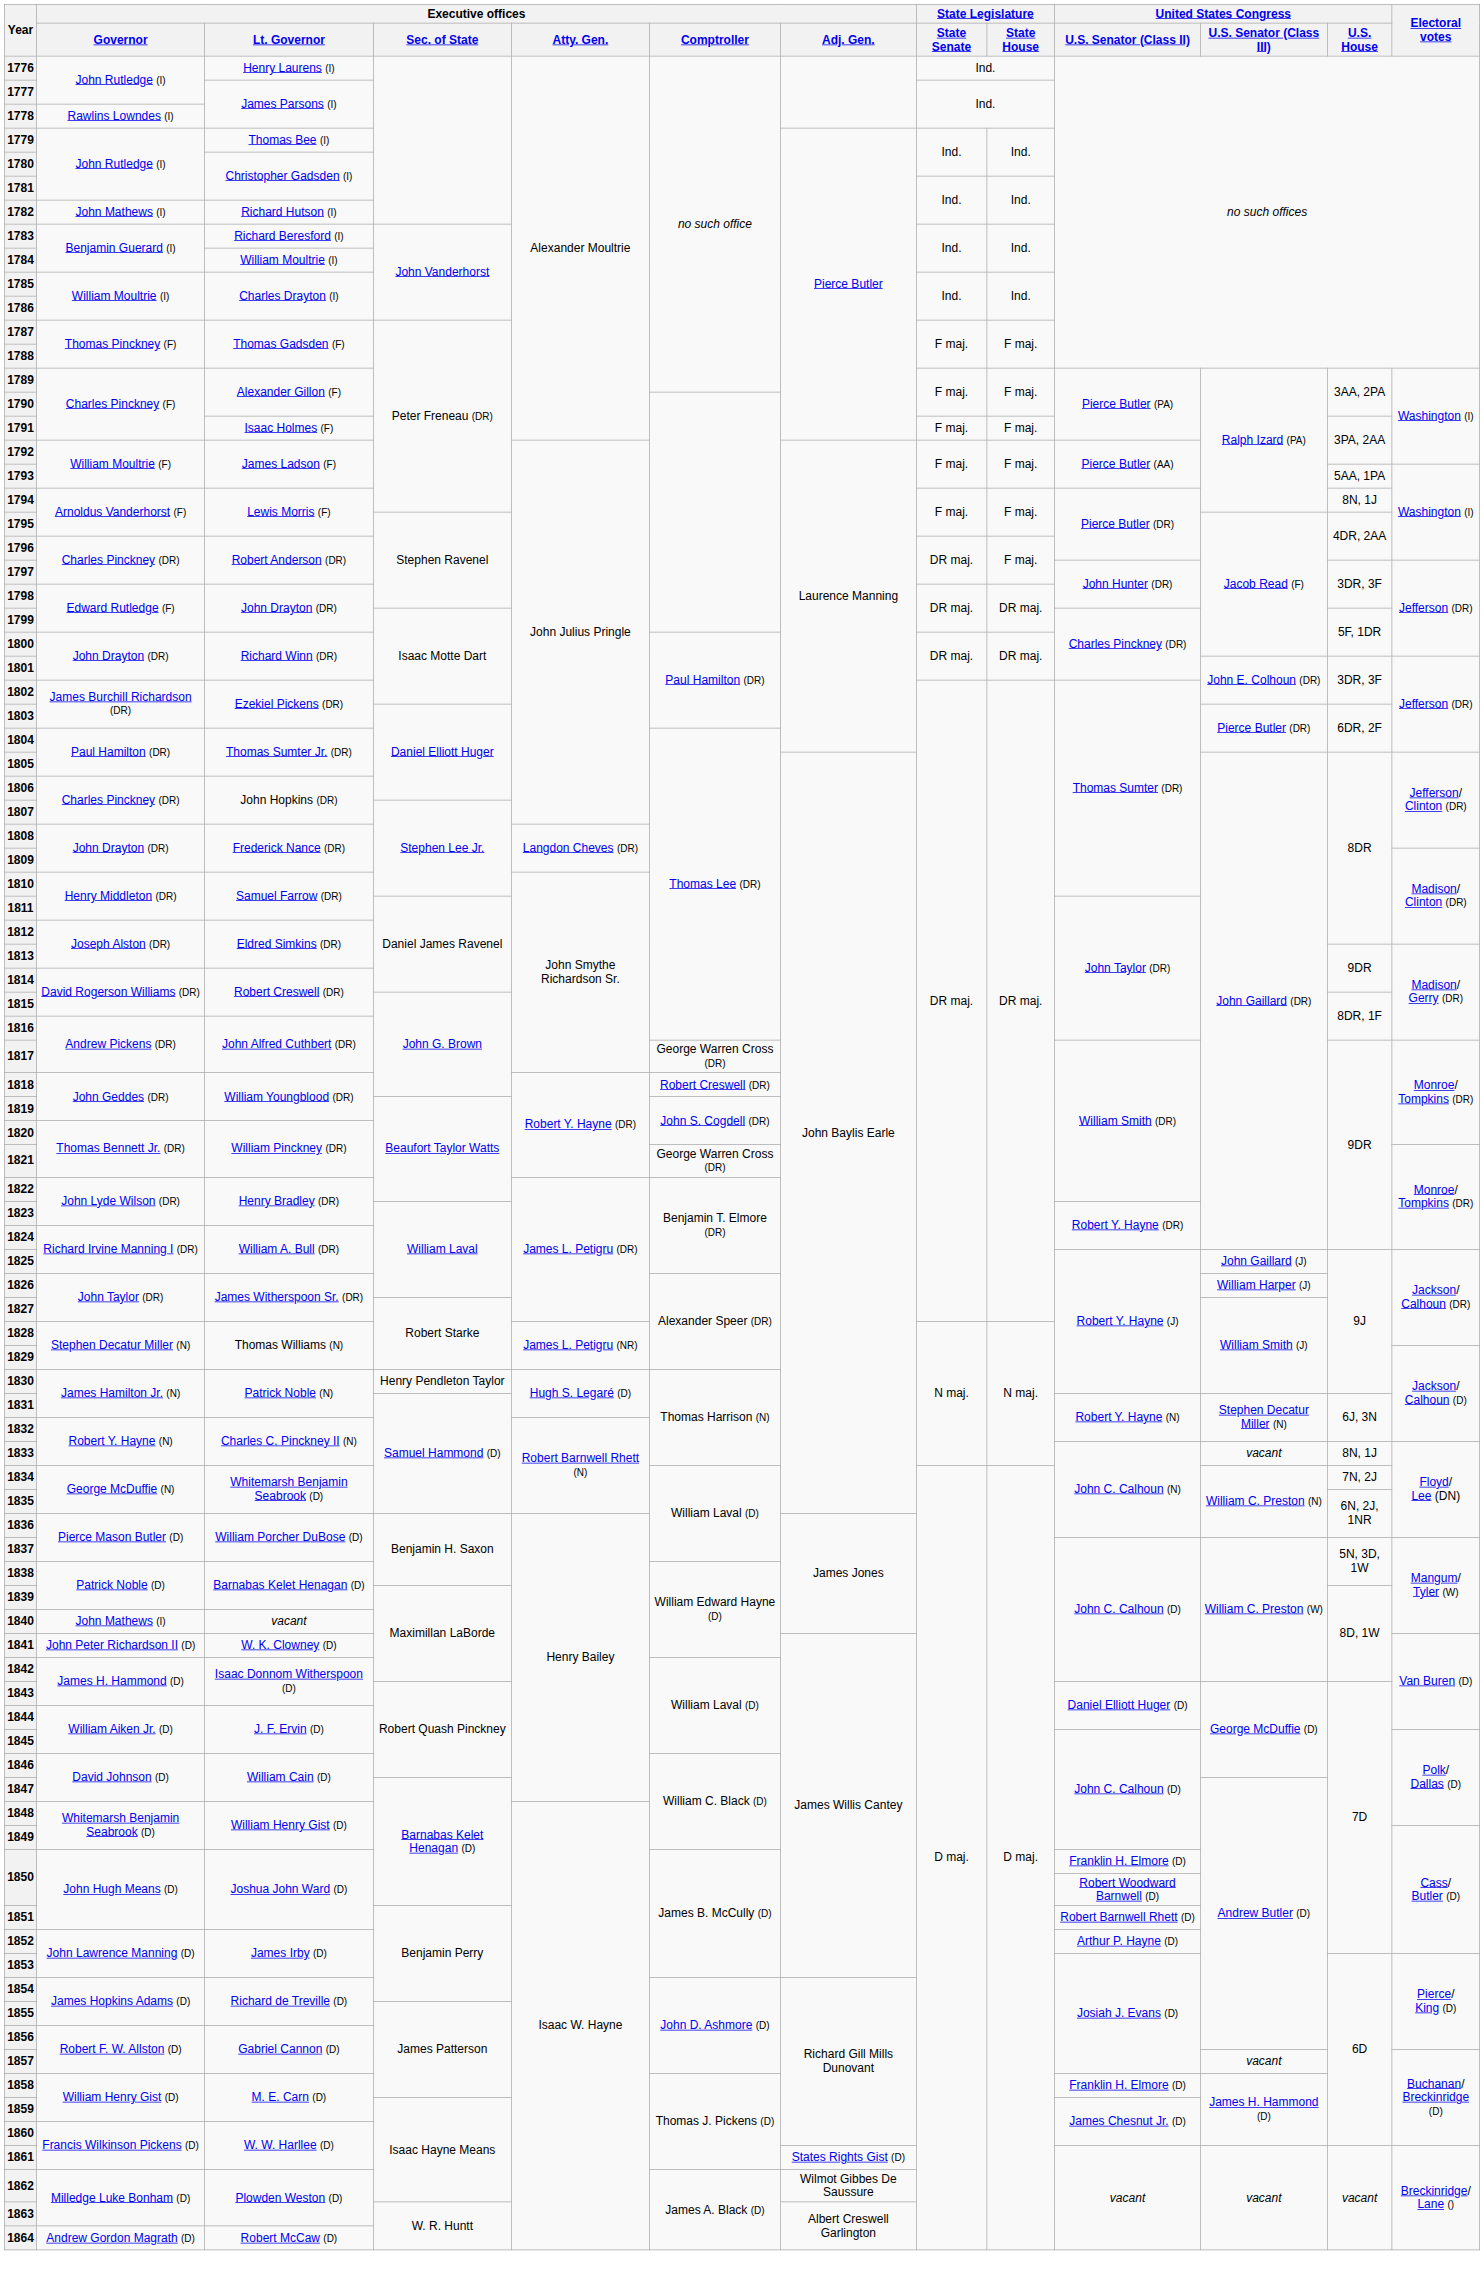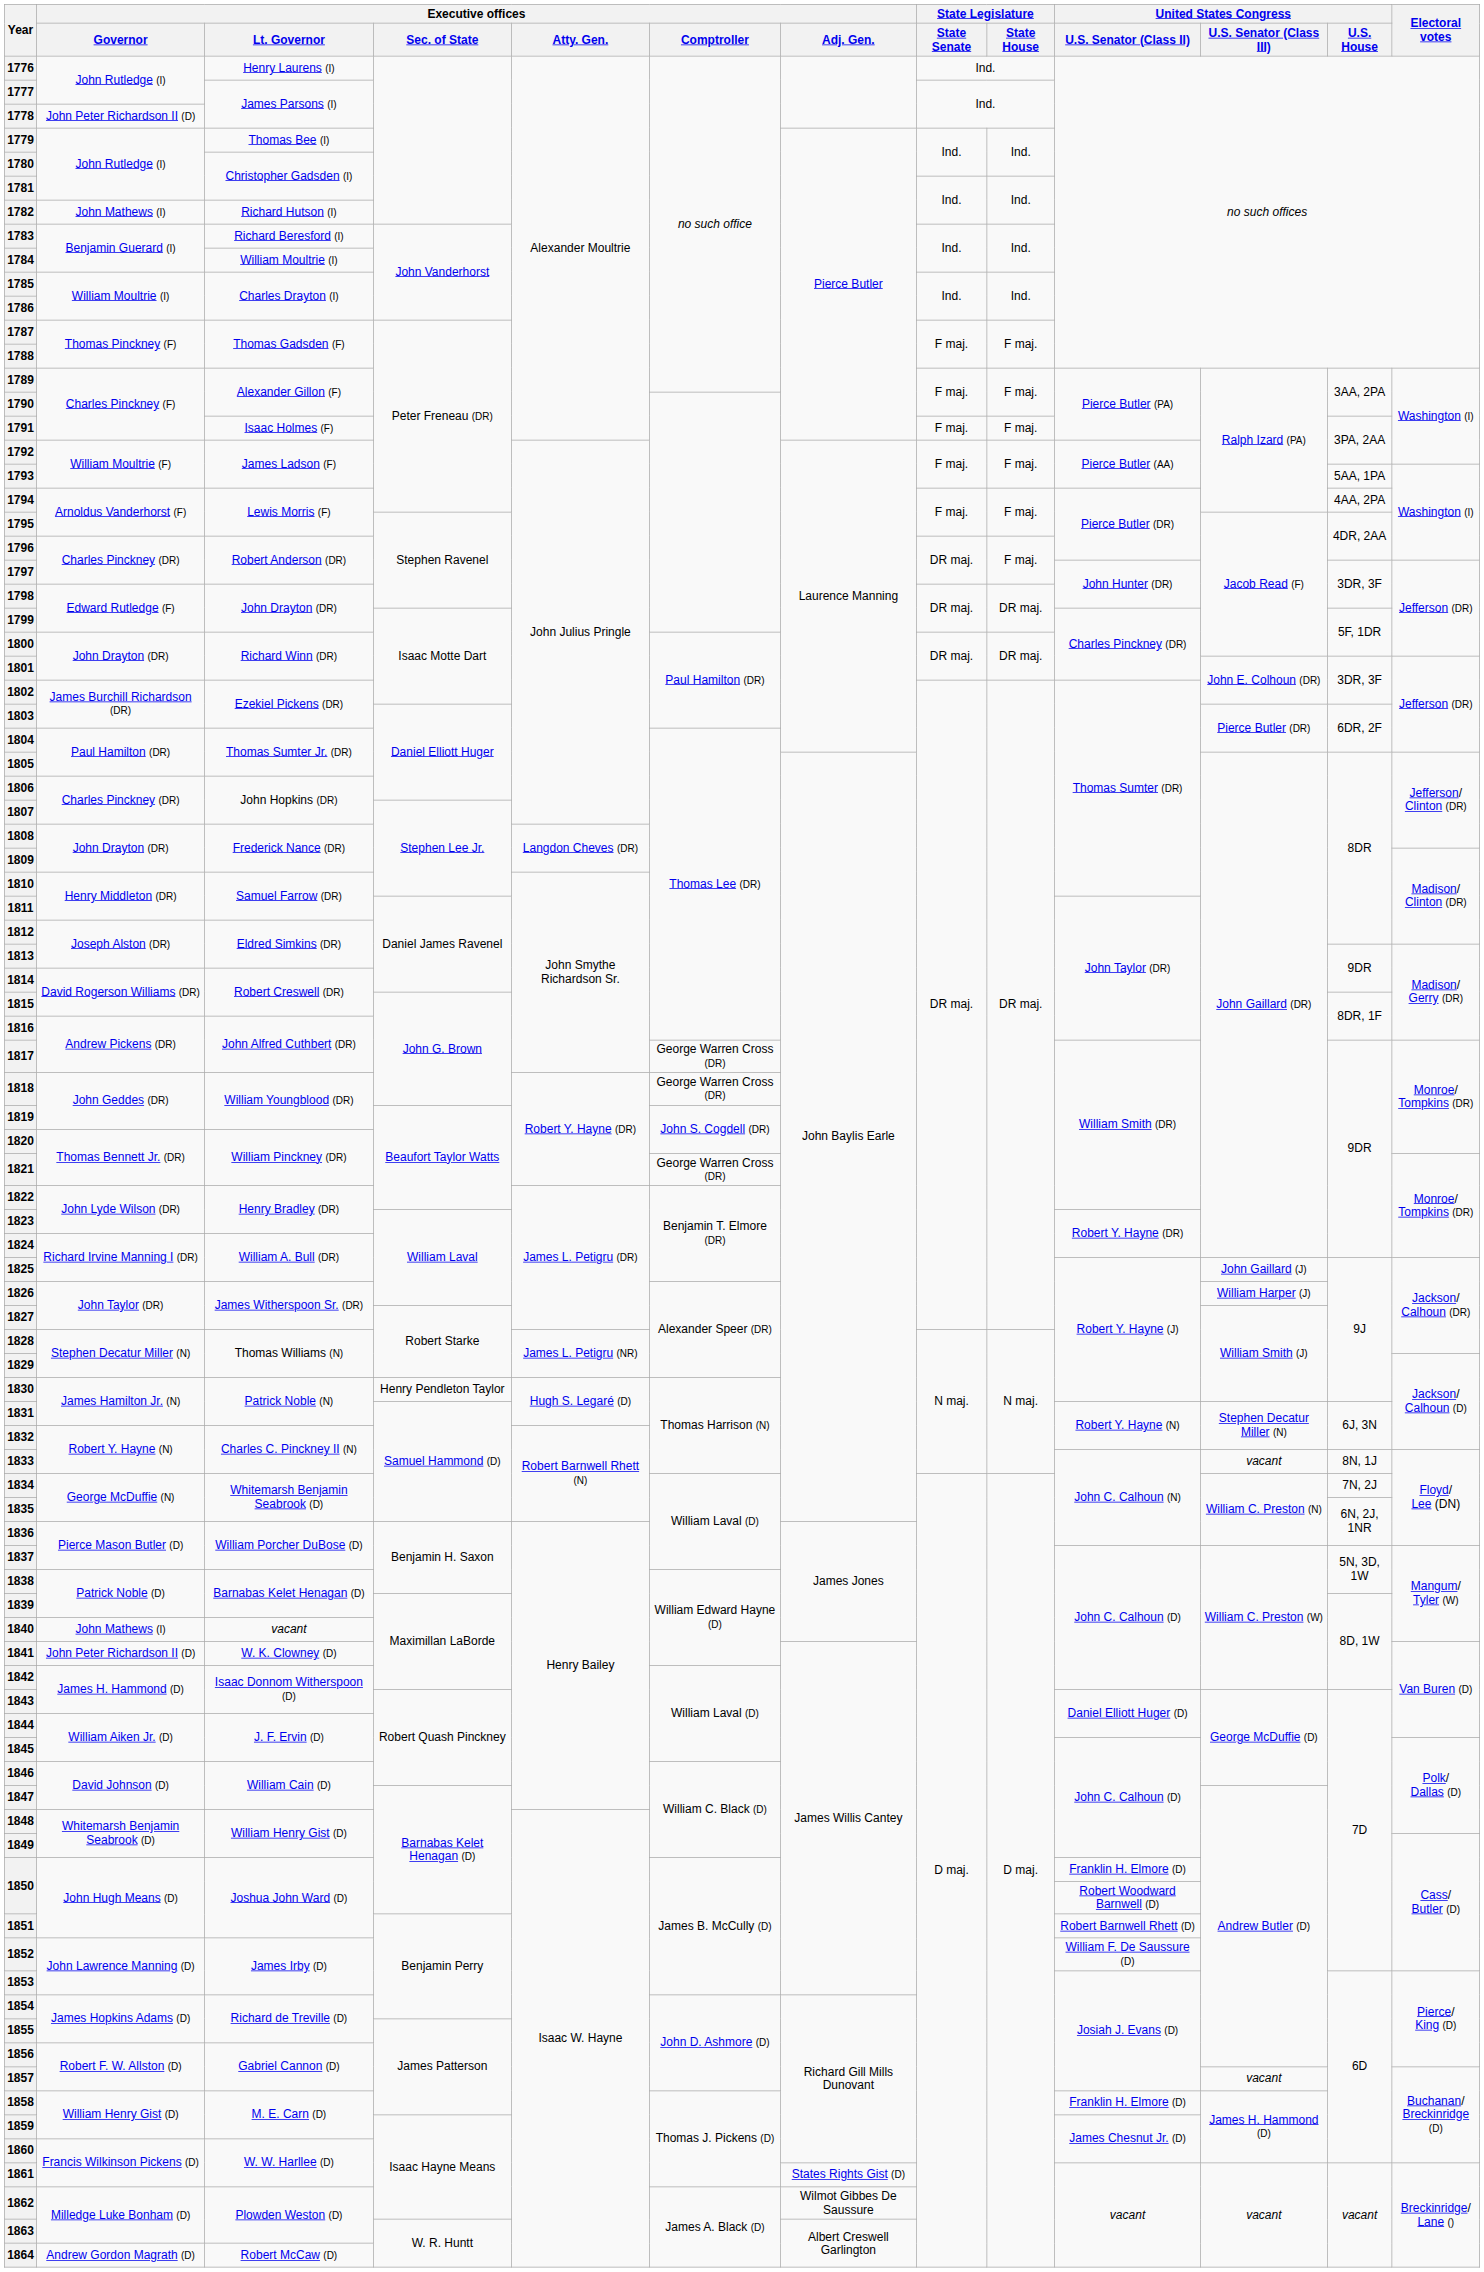(121, 116) Rawlins Lowndes (I) -> (121, 116) John Peter Richardson II (D)
(1360, 500) 8N, 1J -> (1360, 500) 4AA, 2PA
(715, 1084) Robert Creswell (DR) -> (715, 1088) George Warren Cross (DR)
(1128, 1941) Arthur P. Hayne (D) -> (1128, 1954) William F. De Saussure (D)
